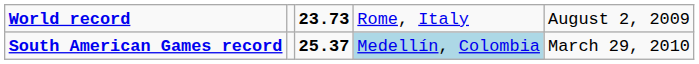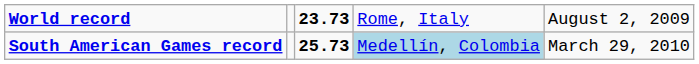(324, 46) 25.37 -> (324, 46) 25.73
